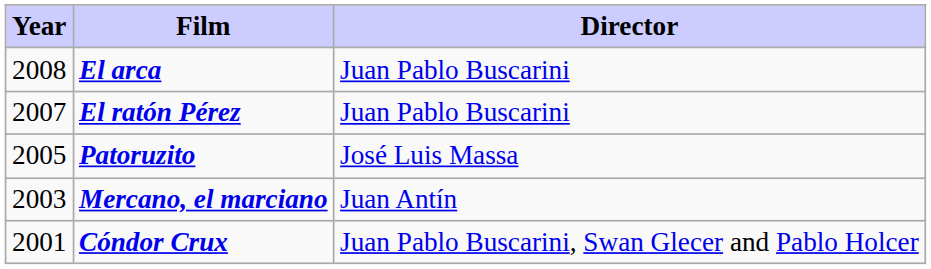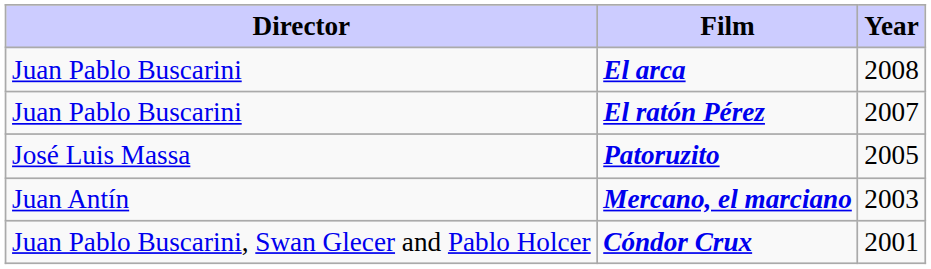columns swapped: (39, 26) <-> (629, 26)
